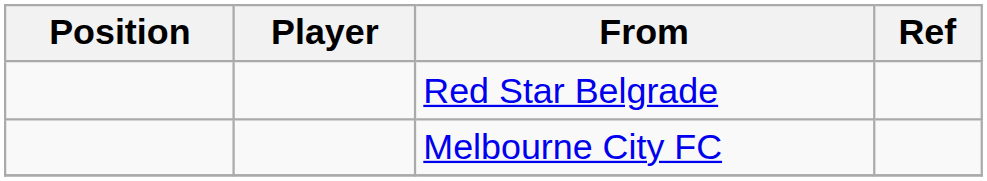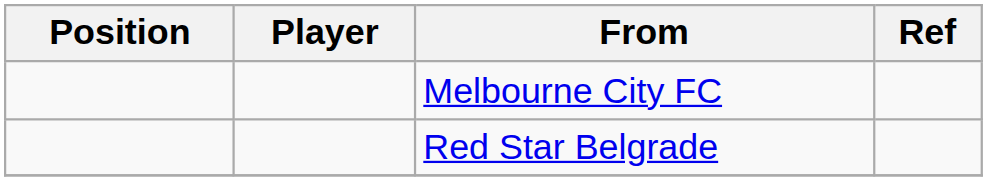rows swapped: (573, 146) <-> (571, 89)
